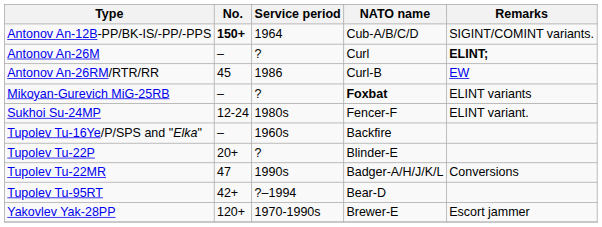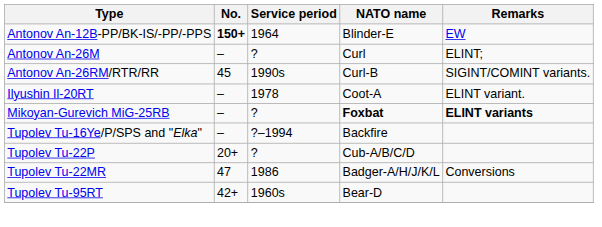(382, 34) Cub-A/B/C/D -> (368, 34) Blinder-E
(522, 34) SIGINT/COMINT variants. -> (456, 34) EW
(469, 53) bold -> (464, 53) normal
(269, 73) 1986 -> (268, 73) 1990s
(459, 73) EW -> (518, 73) SIGINT/COMINT variants.
+ row: (51, 93)
(490, 93) normal -> (489, 113) bold
- row: (54, 113)
(272, 133) 1960s -> (272, 133) ?–1994
(372, 152) Blinder-E -> (379, 152) Cub-A/B/C/D
(272, 172) 1990s -> (265, 172) 1986
(275, 192) ?–1994 -> (268, 192) 1960s
- row: (61, 212)
